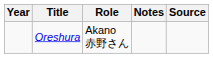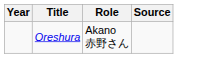- column: (149, 13)
